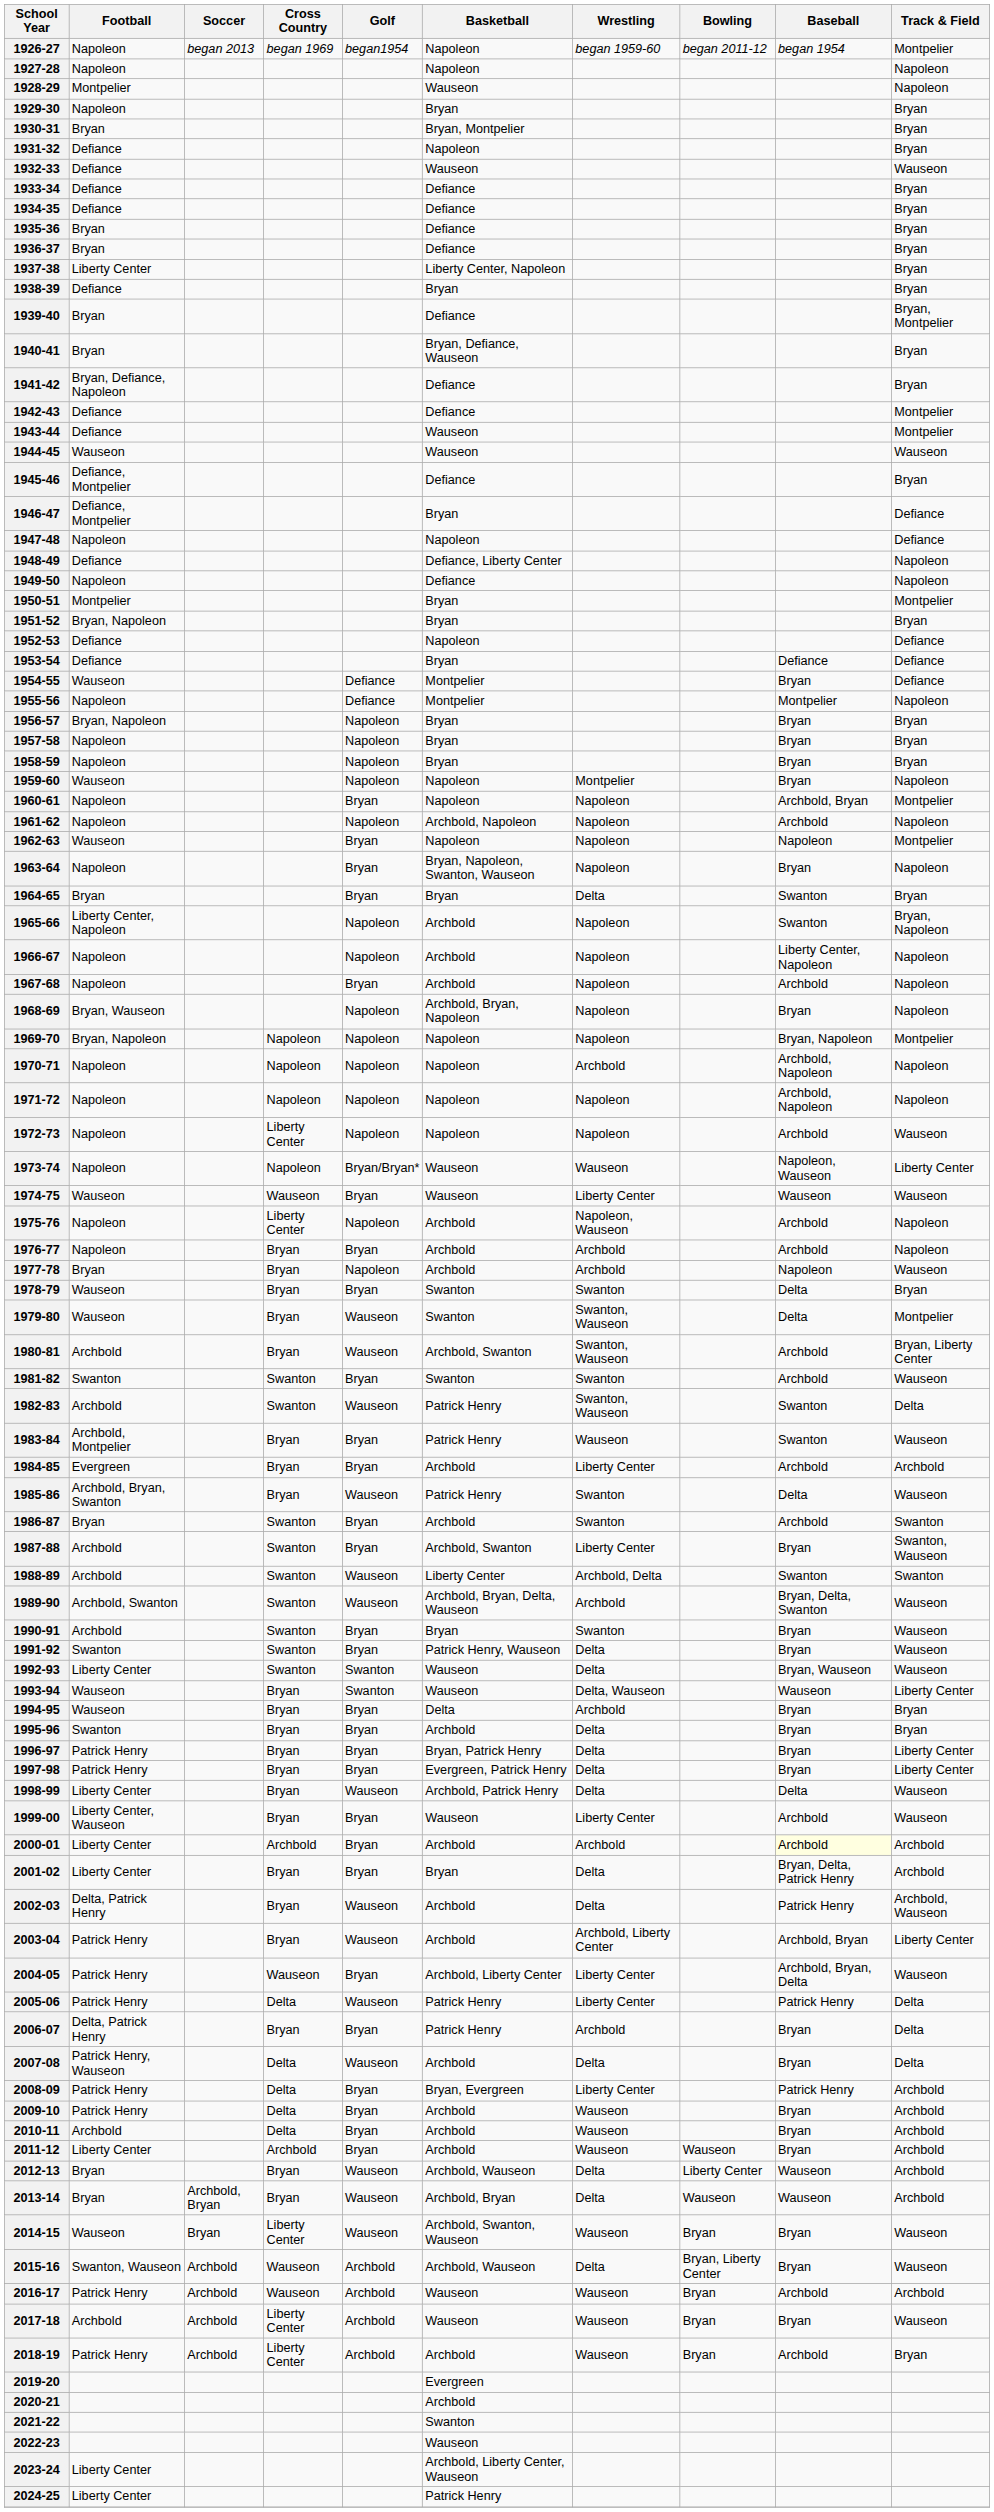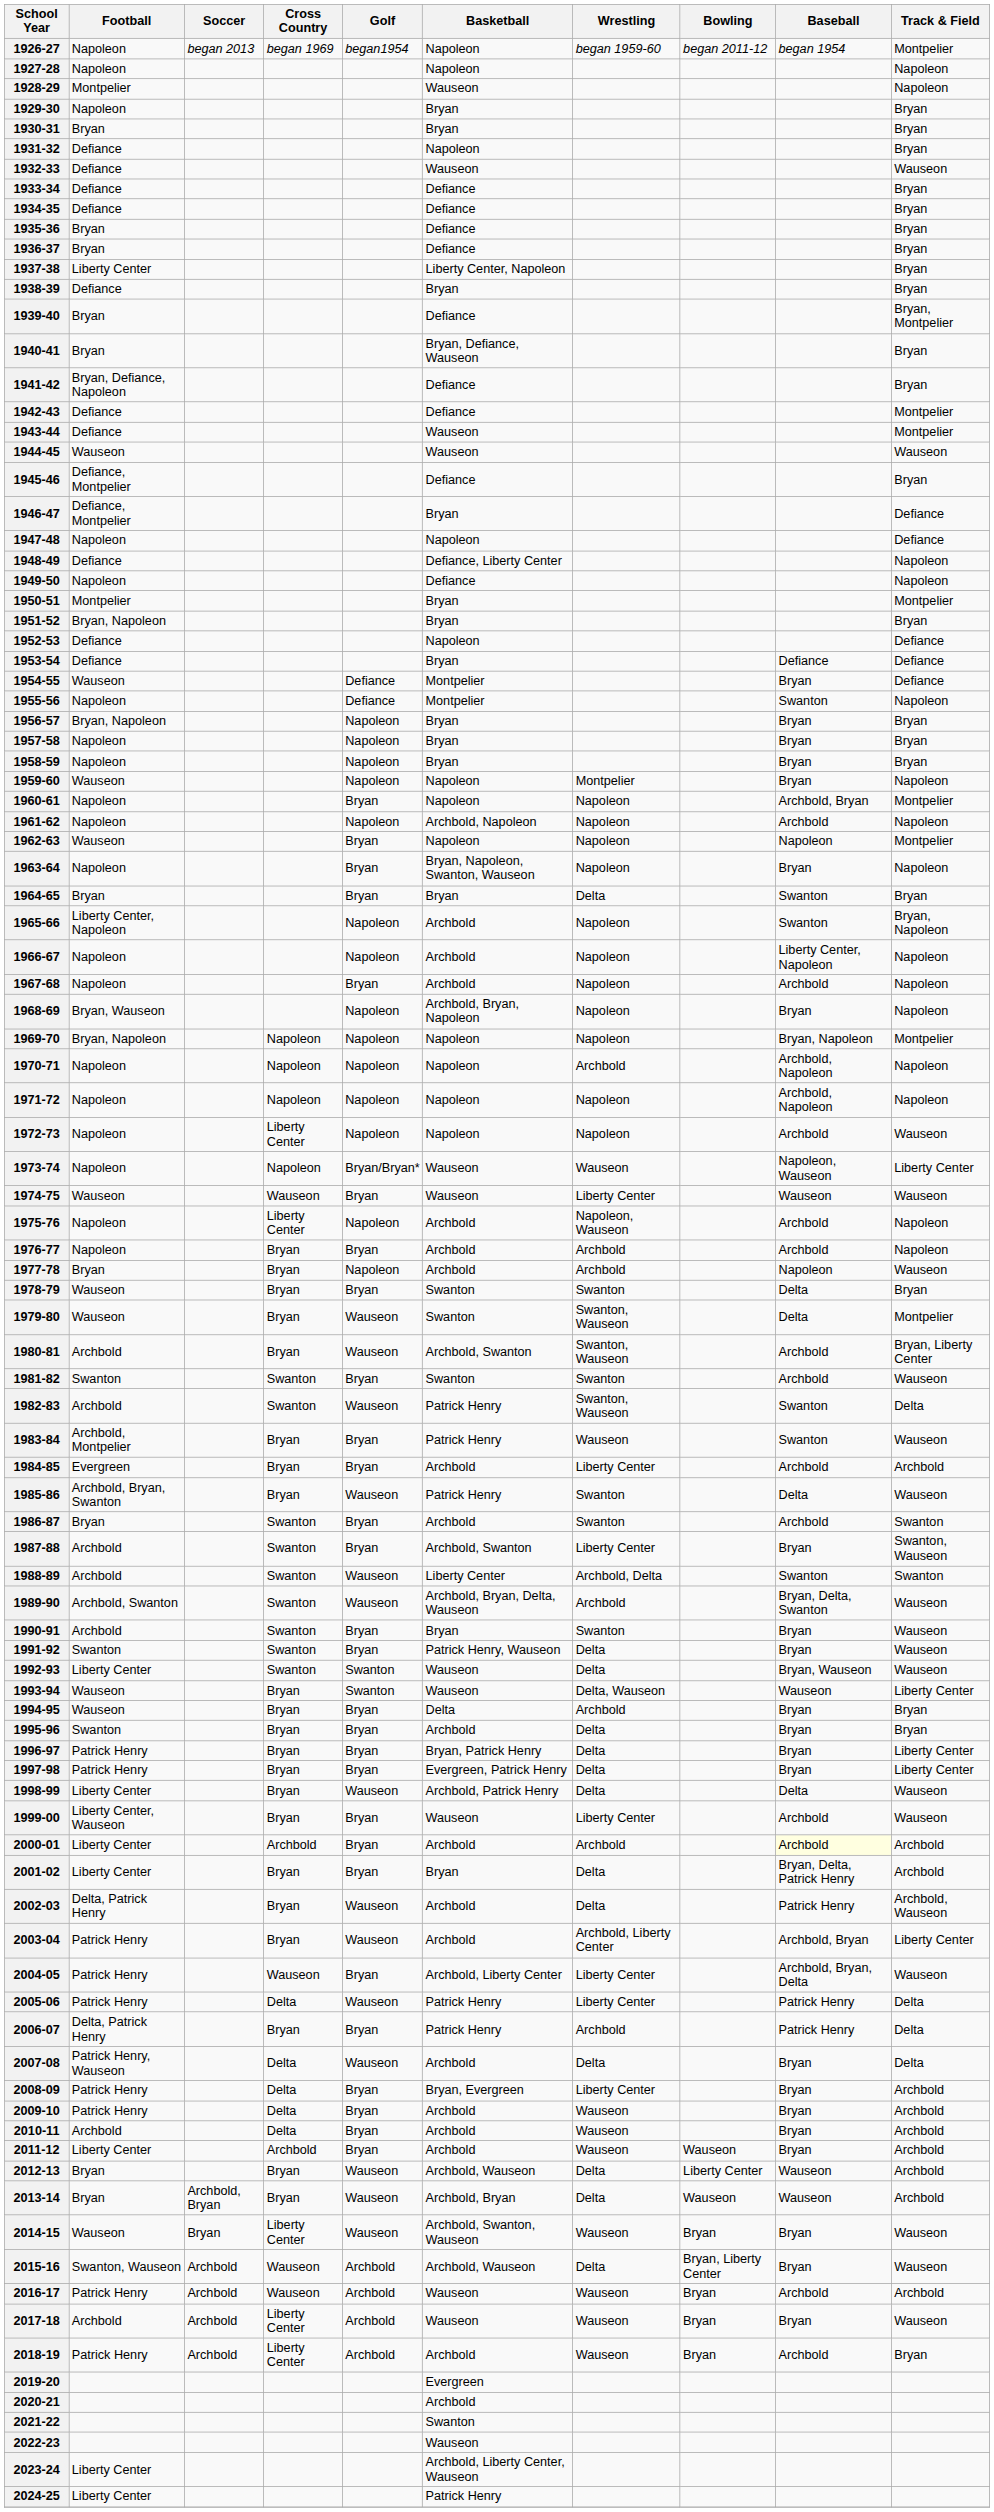(475, 128) Bryan, Montpelier -> (442, 128) Bryan
(808, 701) Montpelier -> (803, 701) Swanton
(795, 2029) Bryan -> (816, 2029) Patrick Henry
(816, 2090) Patrick Henry -> (795, 2090) Bryan
